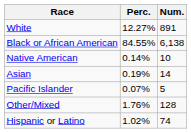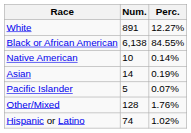columns swapped: (172, 12) <-> (139, 12)
